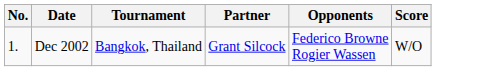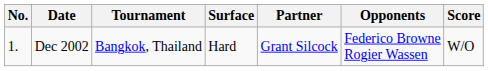+ column: (231, 15)
